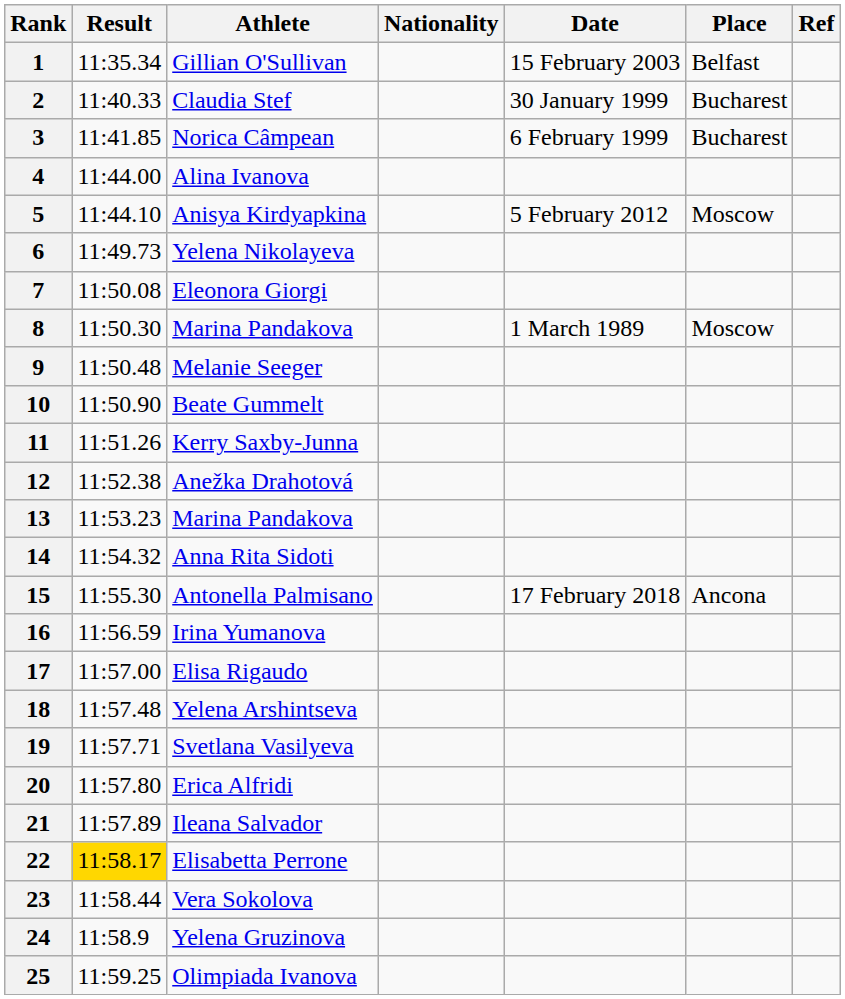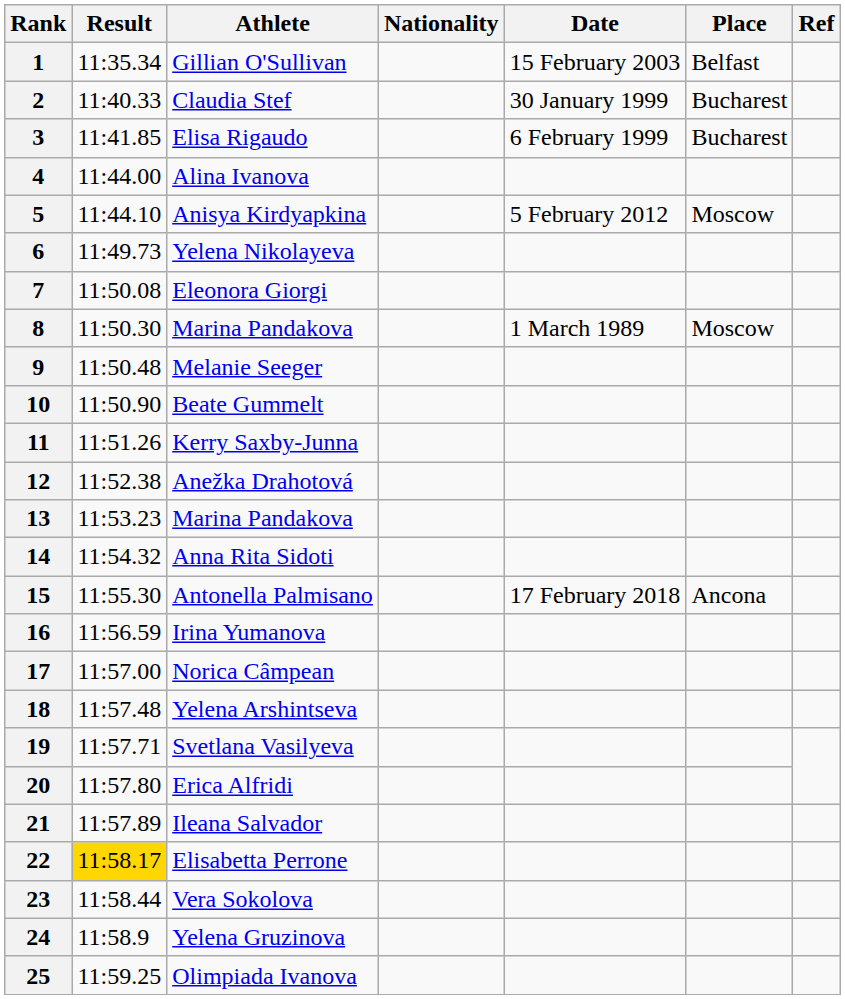(253, 137) Norica Câmpean -> (240, 137) Elisa Rigaudo
(240, 670) Elisa Rigaudo -> (253, 670) Norica Câmpean
